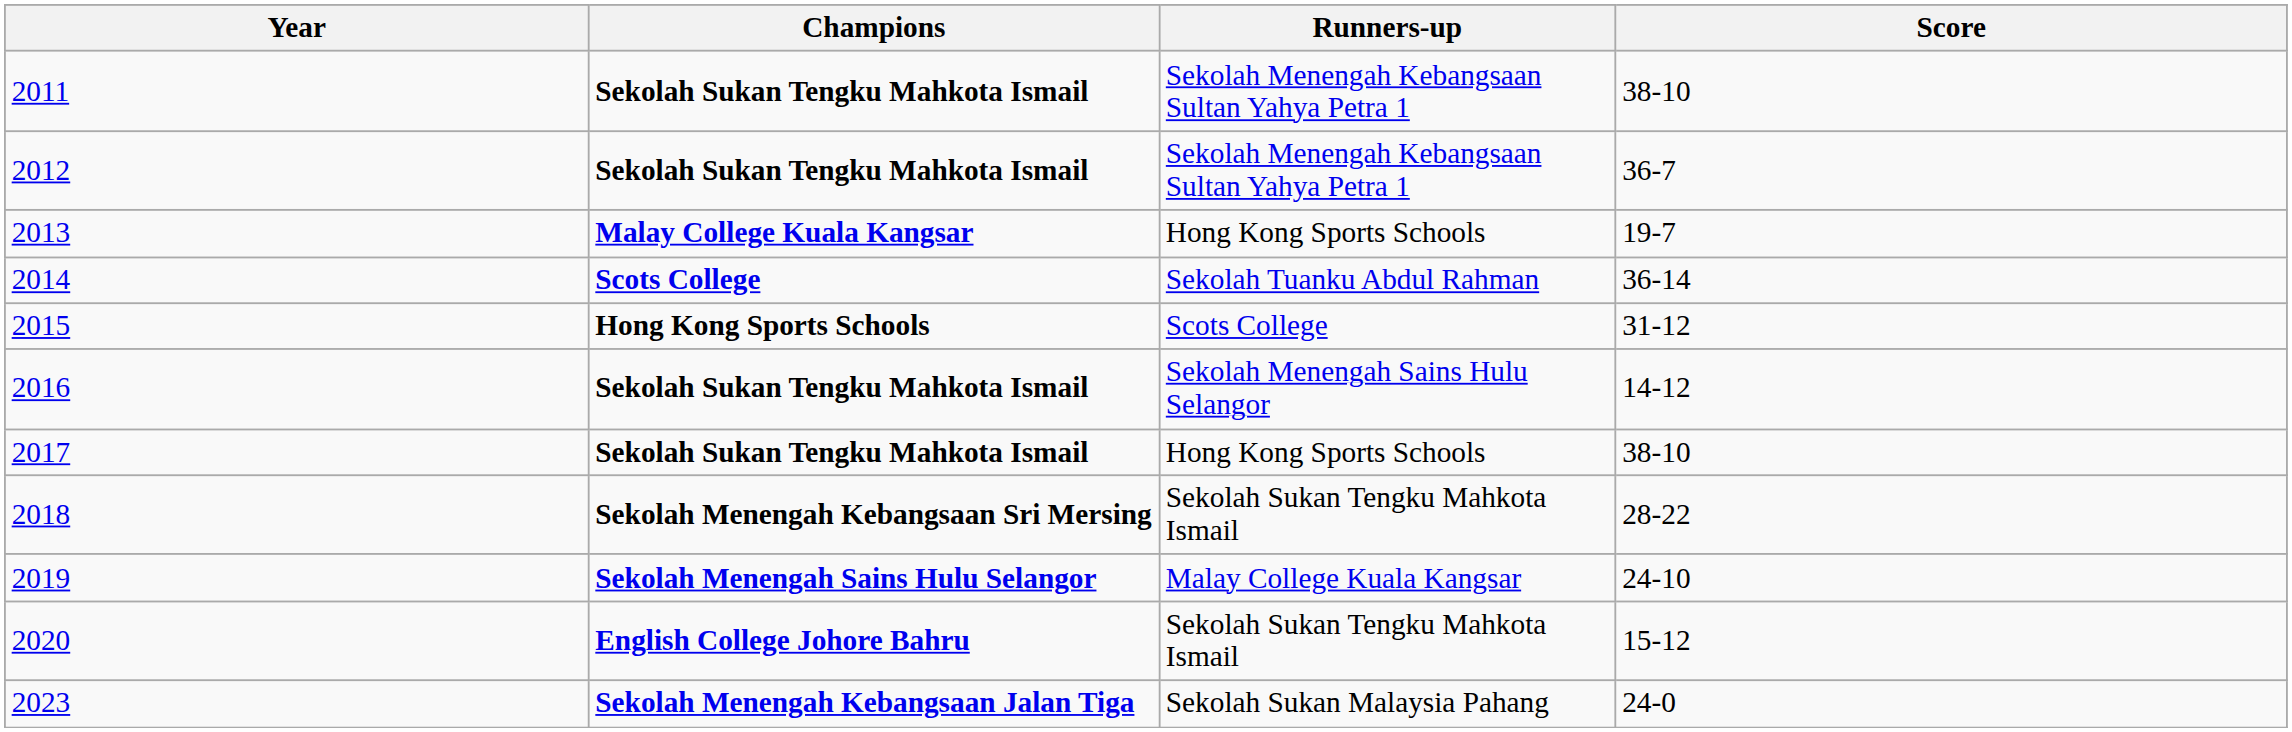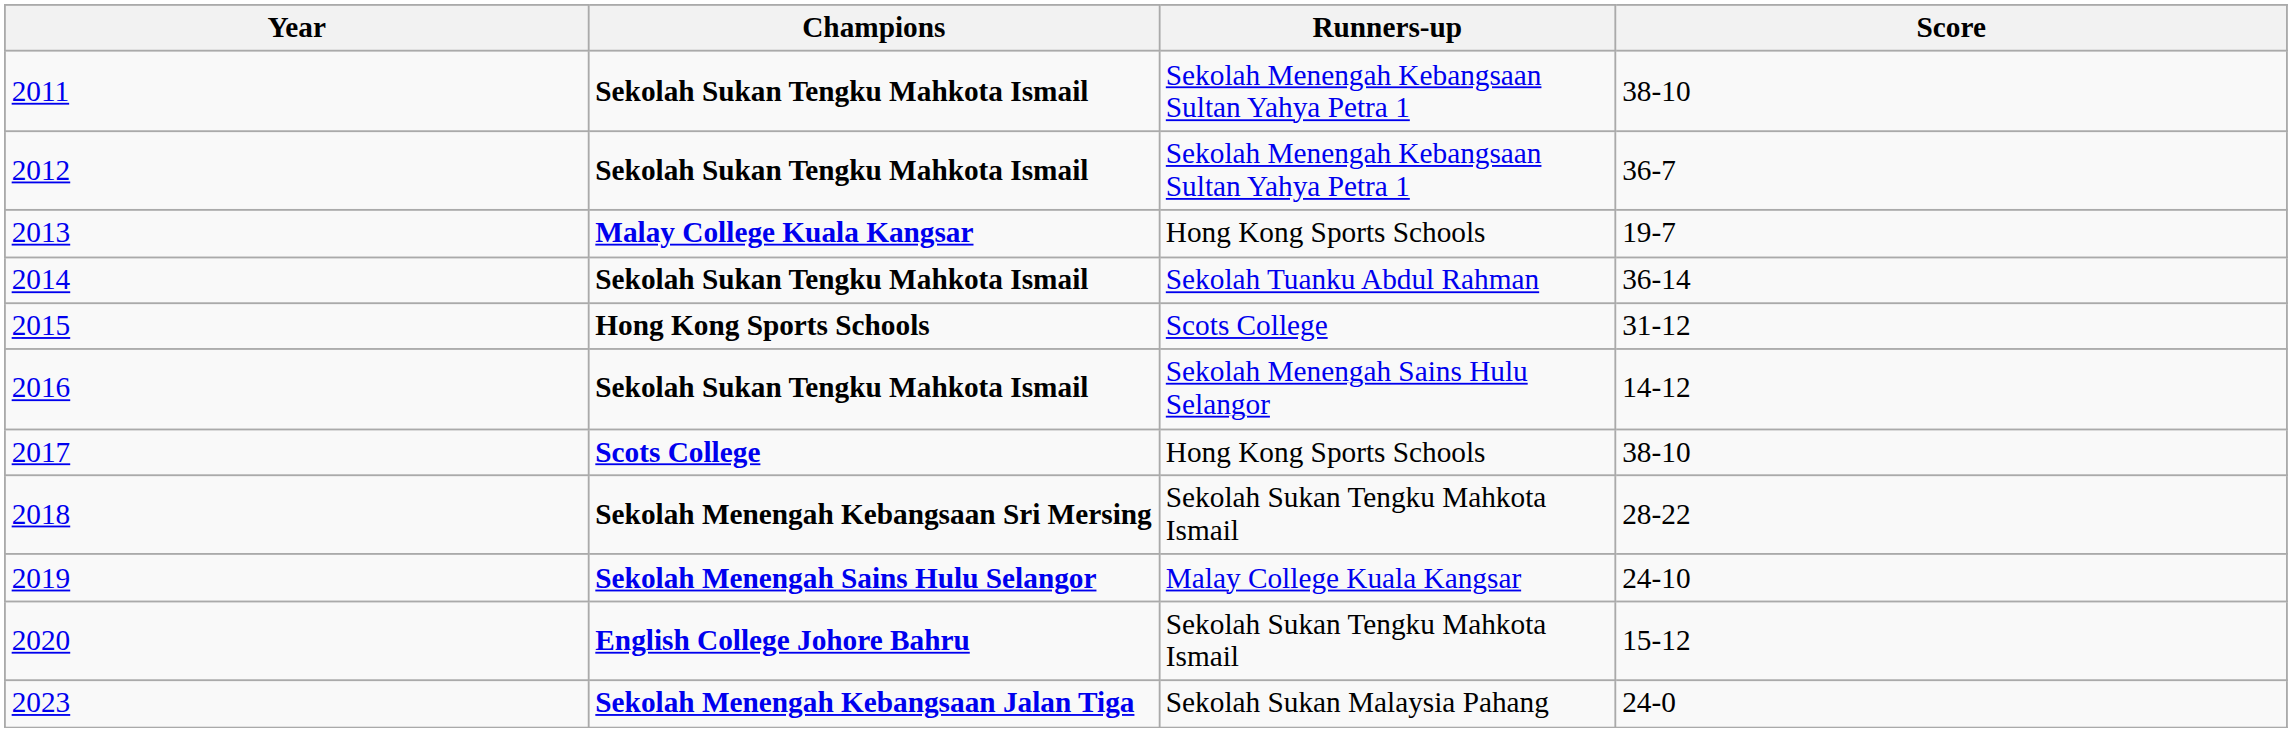(678, 279) Scots College -> (842, 279) Sekolah Sukan Tengku Mahkota Ismail
(842, 451) Sekolah Sukan Tengku Mahkota Ismail -> (678, 451) Scots College
